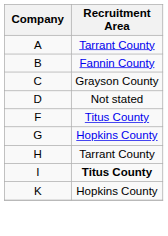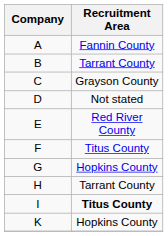(117, 44) Tarrant County -> (117, 44) Fannin County
(117, 63) Fannin County -> (117, 63) Tarrant County
+ row: (38, 124)
